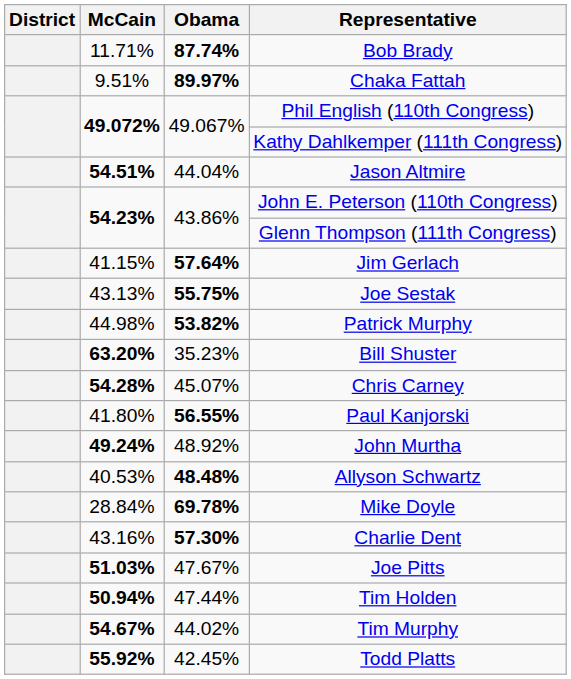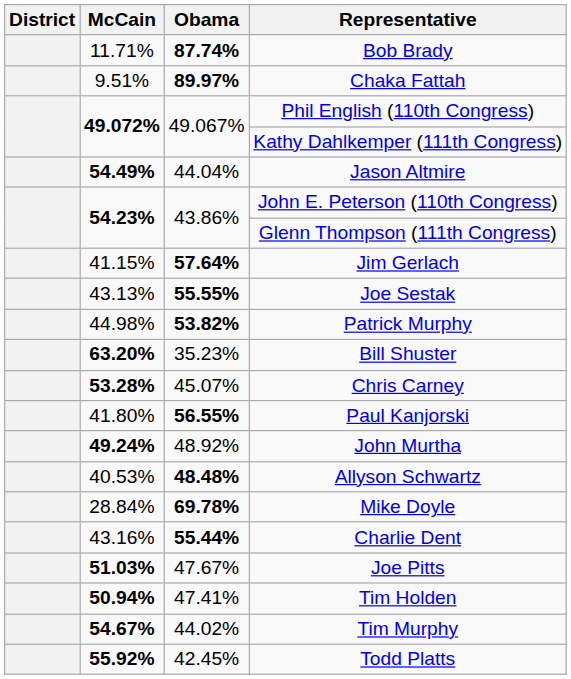(122, 171) 54.51% -> (122, 171) 54.49%
(207, 293) 55.75% -> (207, 293) 55.55%
(122, 385) 54.28% -> (122, 385) 53.28%
(207, 537) 57.30% -> (207, 537) 55.44%
(207, 598) 47.44% -> (207, 598) 47.41%
